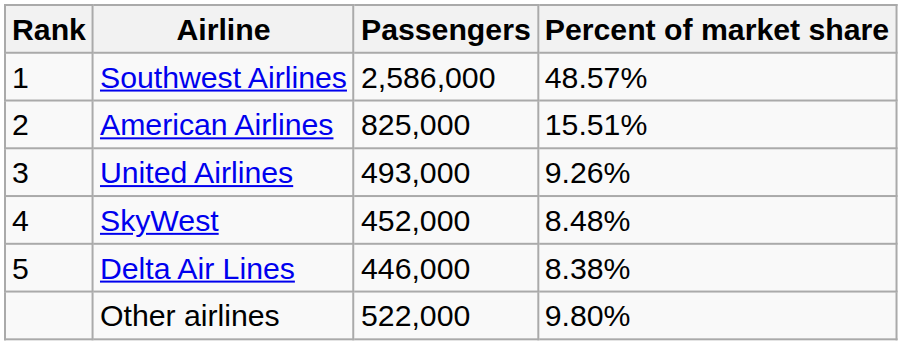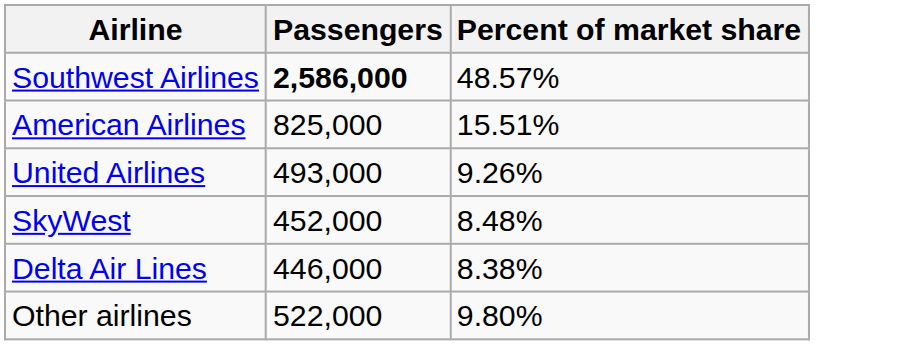- column: (49, 29)
(428, 77) normal -> (340, 77) bold
